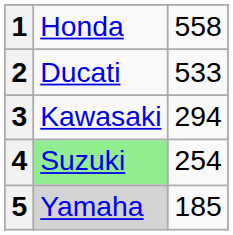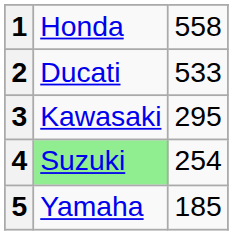(198, 116) 294 -> (198, 116) 295
(92, 206) lightgrey background -> (92, 206) no background
